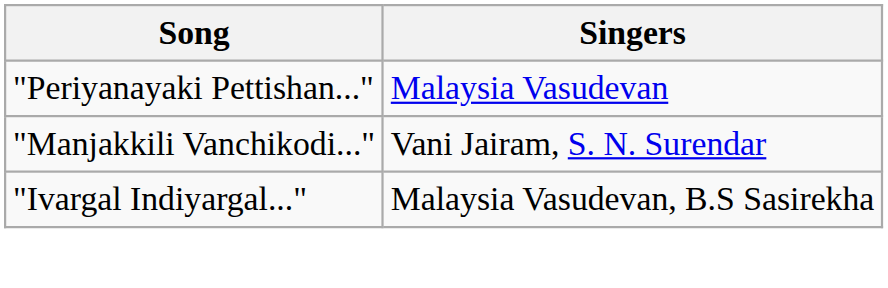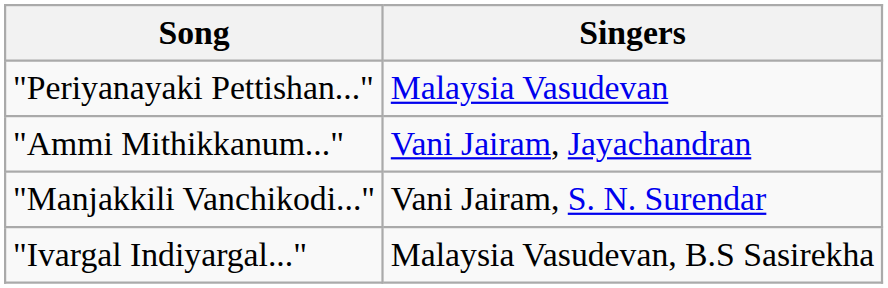+ row: (178, 143)
